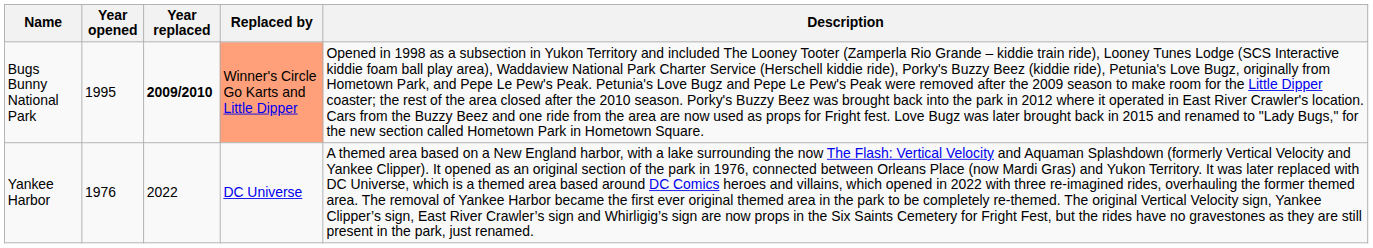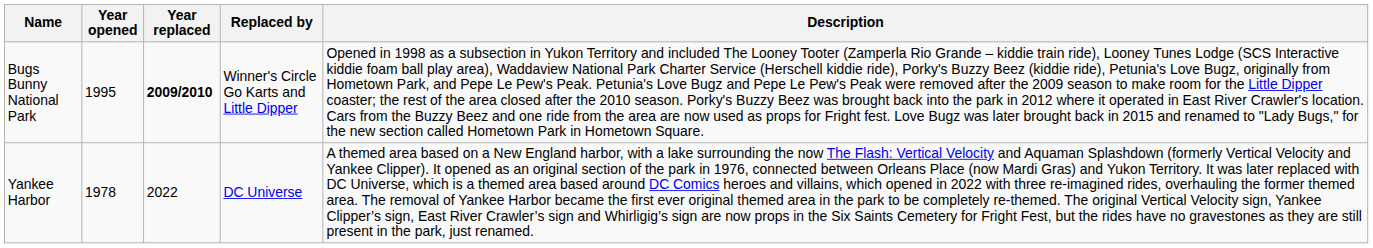(270, 92) lightsalmon background -> (270, 92) no background
(100, 192) 1976 -> (100, 192) 1978
